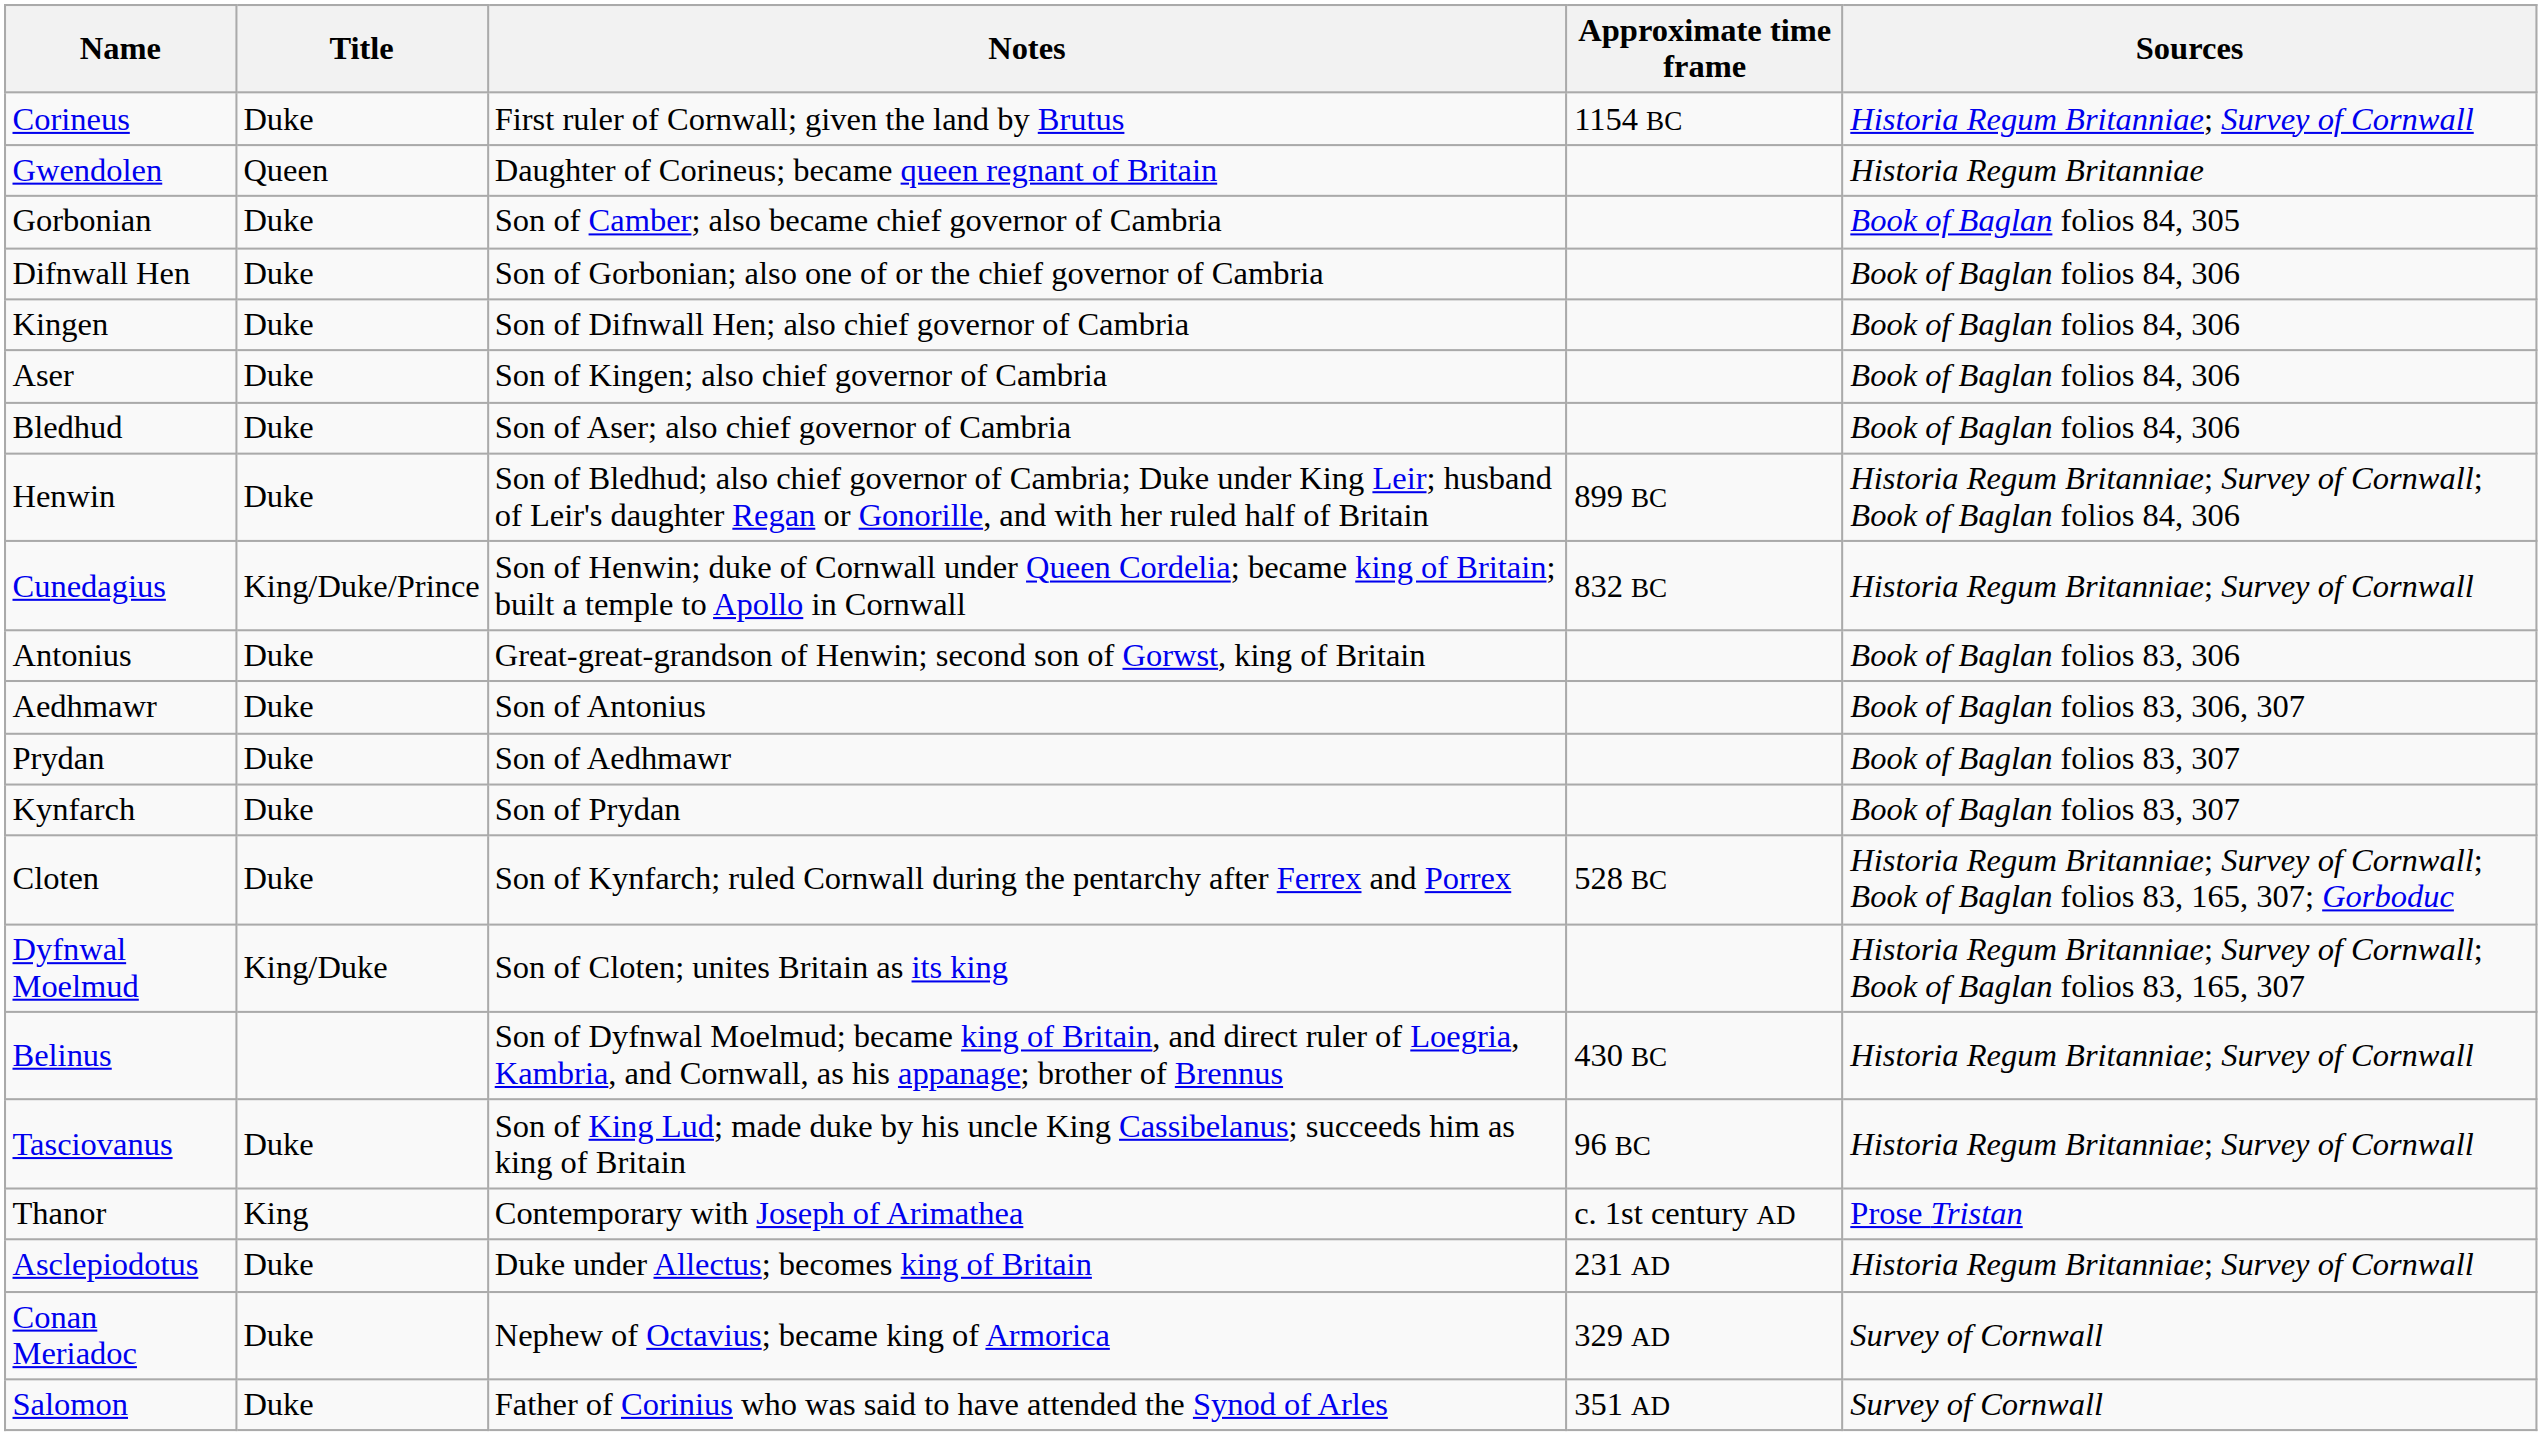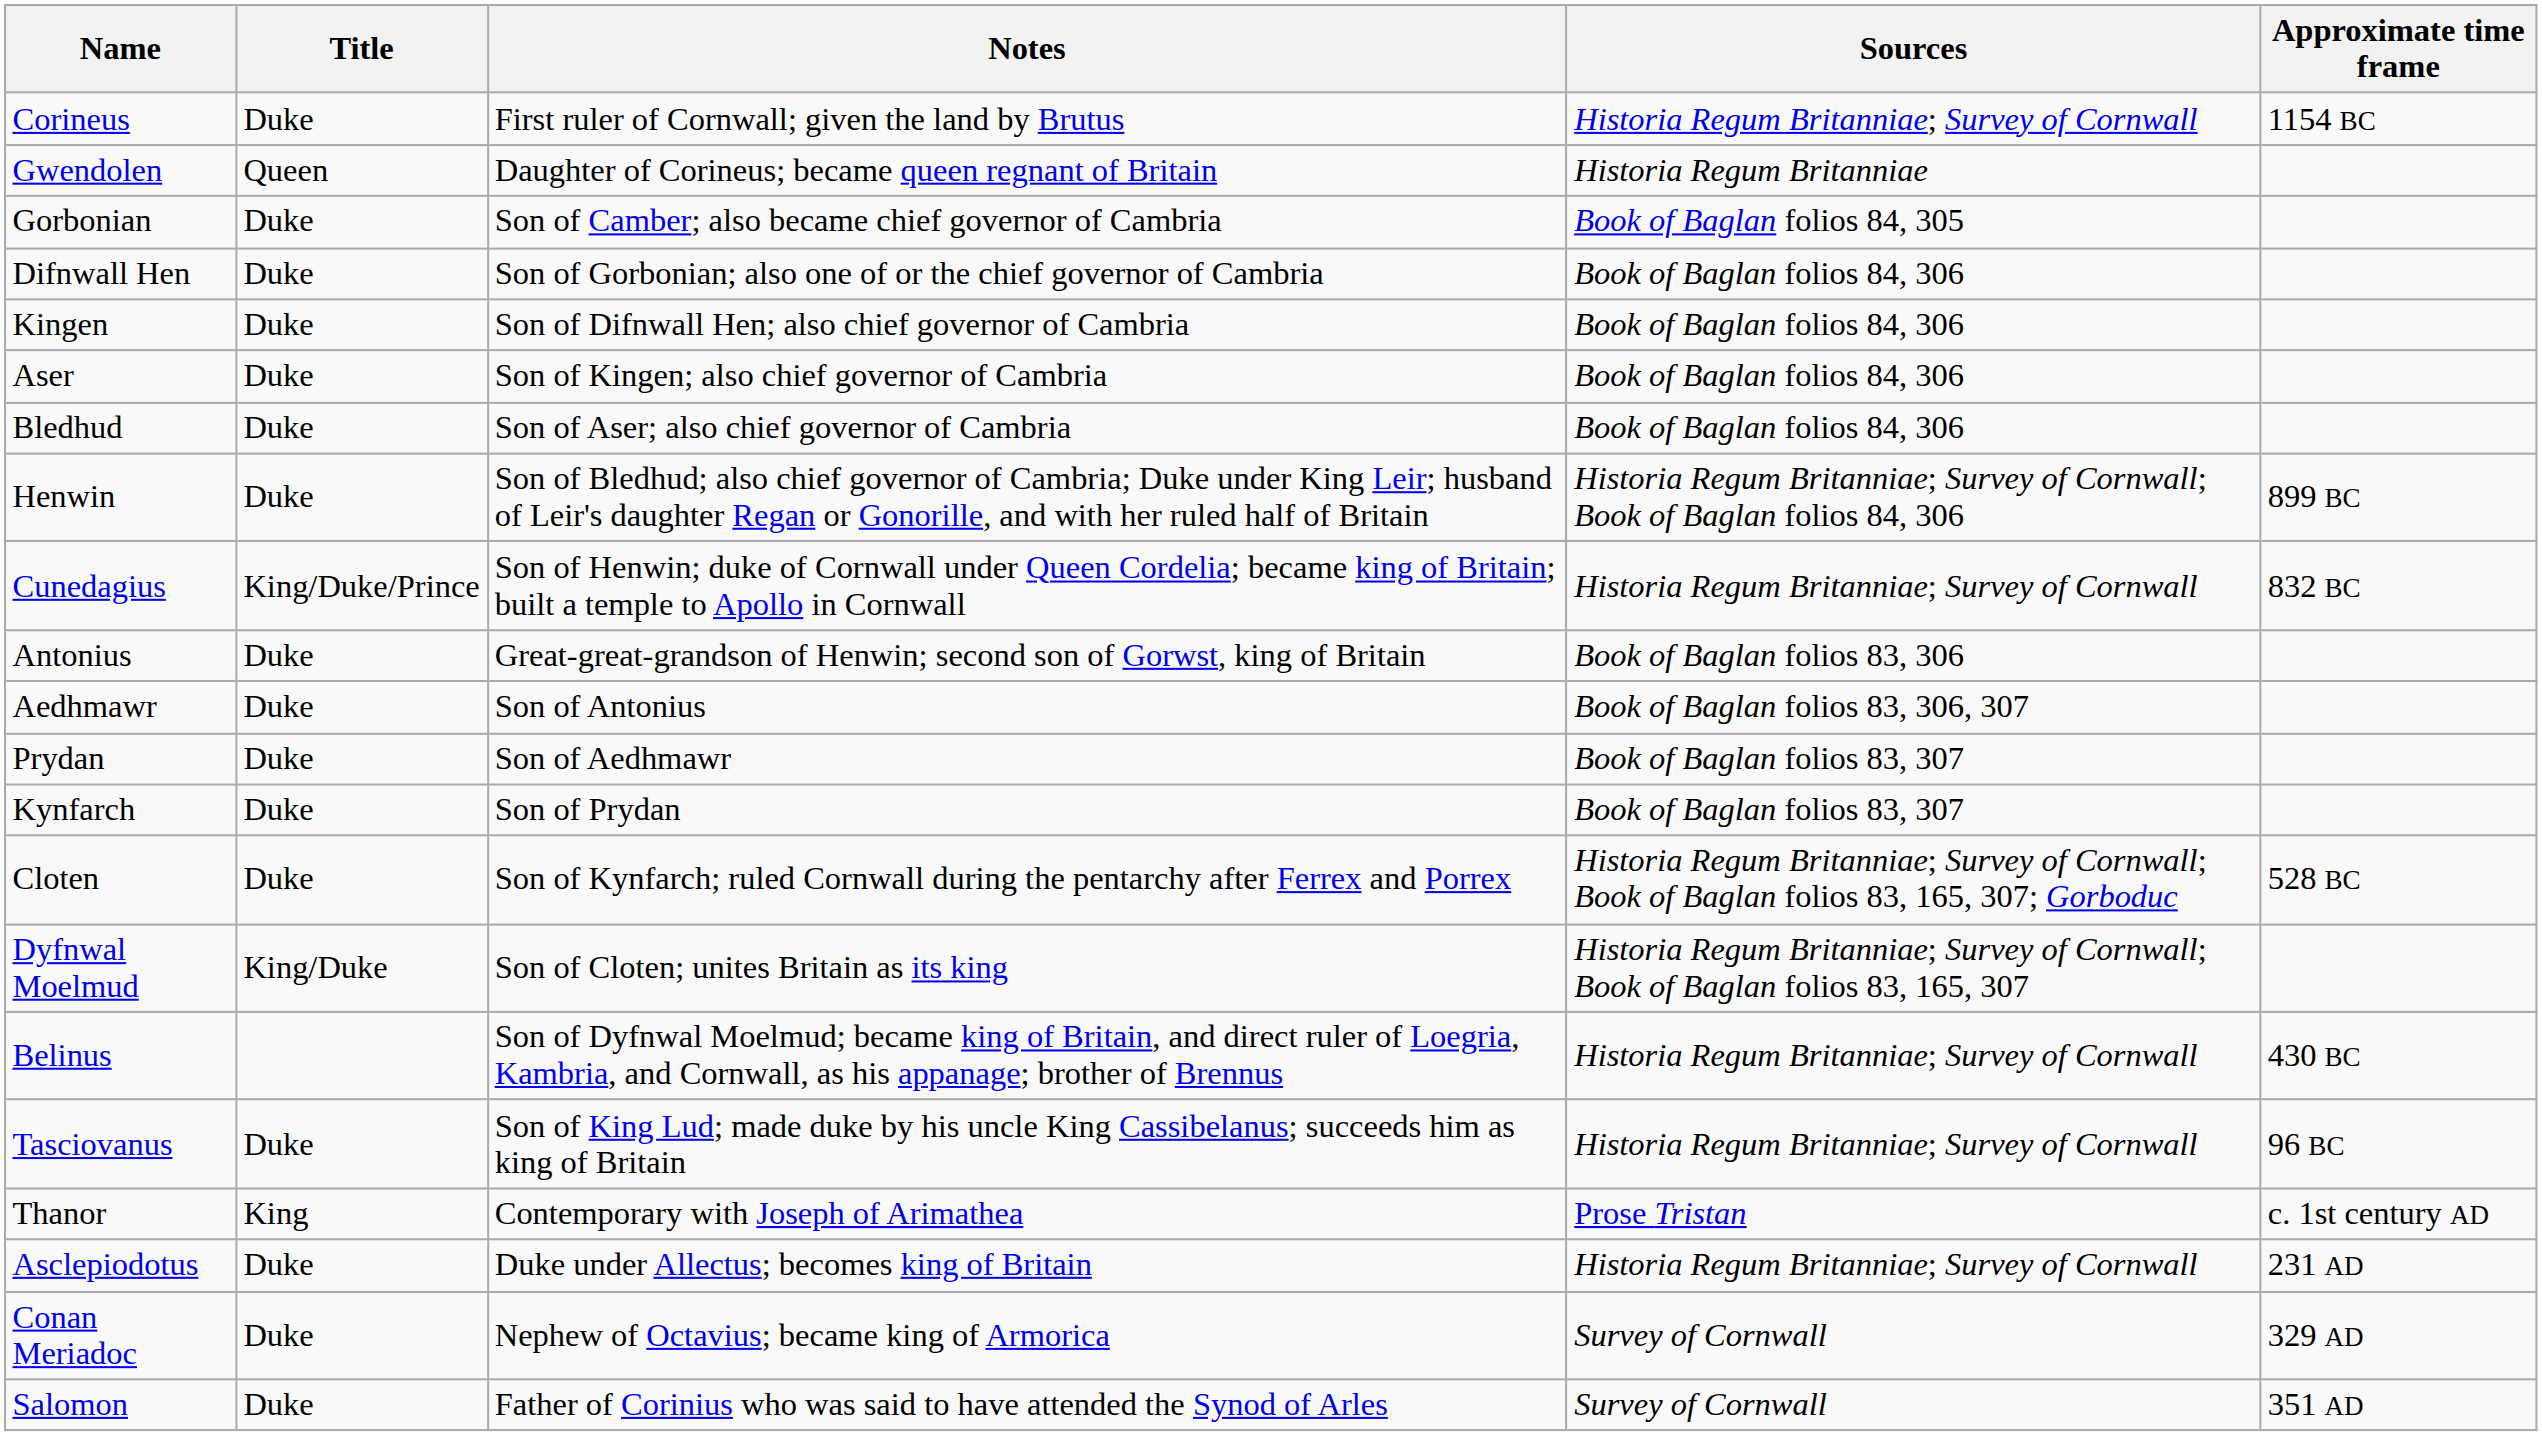columns swapped: (1705, 48) <-> (2190, 48)
